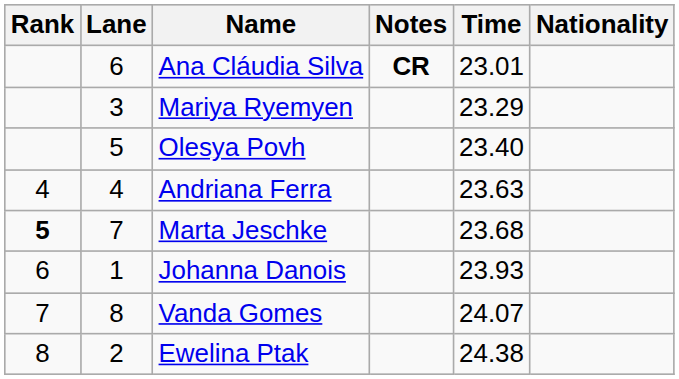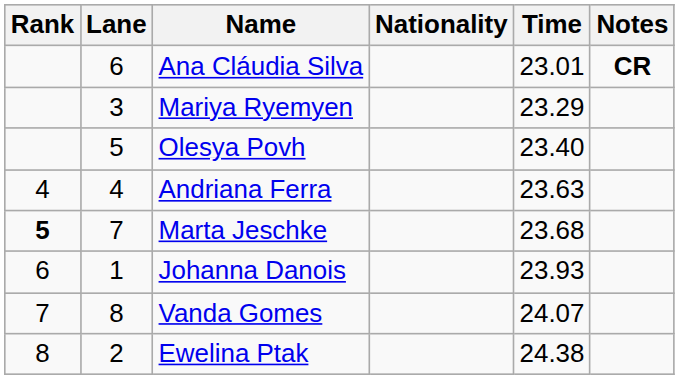columns swapped: (602, 25) <-> (411, 25)
